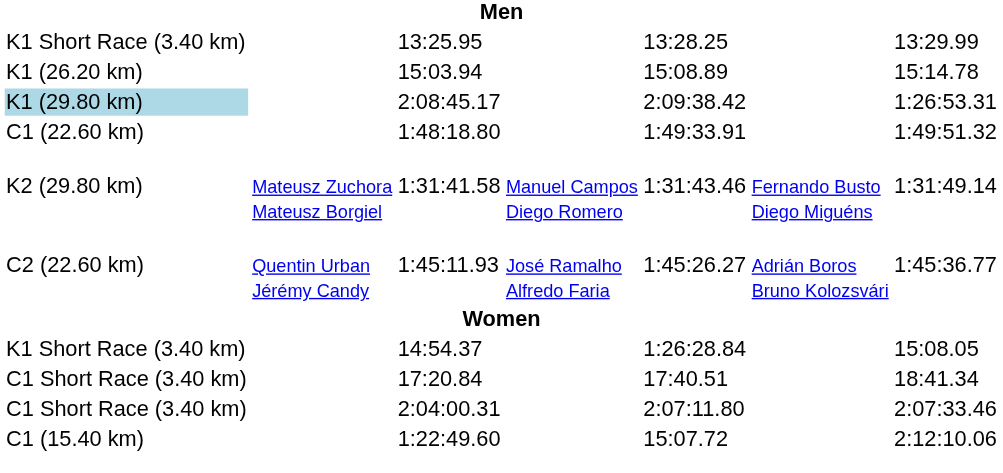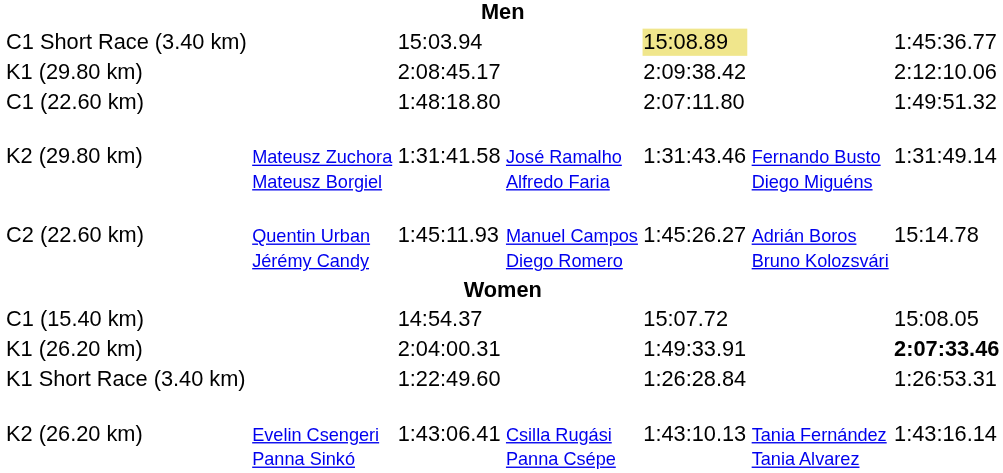- row: (440, 42)
(74, 71) K1 (26.20 km) -> (126, 42) C1 Short Race (3.40 km)
(686, 71) no background -> (686, 42) khaki background
(936, 71) 15:14.78 -> (946, 42) 1:45:36.77
(74, 101) lightblue background -> (74, 71) no background
(946, 101) 1:26:53.31 -> (946, 71) 2:12:10.06
(695, 131) 1:49:33.91 -> (694, 101) 2:07:11.80
(572, 199) Manuel Campos Diego Romero -> (564, 169) José Ramalho Alfredo Faria
(564, 278) José Ramalho Alfredo Faria -> (572, 248) Manuel Campos Diego Romero
(946, 265) 1:45:36.77 -> (936, 235) 15:14.78
(126, 349) K1 Short Race (3.40 km) -> (75, 319) C1 (15.40 km)
(695, 349) 1:26:28.84 -> (686, 319) 15:07.72
- row: (440, 379)
(126, 409) C1 Short Race (3.40 km) -> (74, 349) K1 (26.20 km)
(694, 409) 2:07:11.80 -> (695, 349) 1:49:33.91
(946, 409) normal -> (947, 349) bold
(75, 439) C1 (15.40 km) -> (126, 379) K1 Short Race (3.40 km)
(686, 439) 15:07.72 -> (695, 379) 1:26:28.84
(946, 439) 2:12:10.06 -> (946, 379) 1:26:53.31
+ row: (449, 433)
